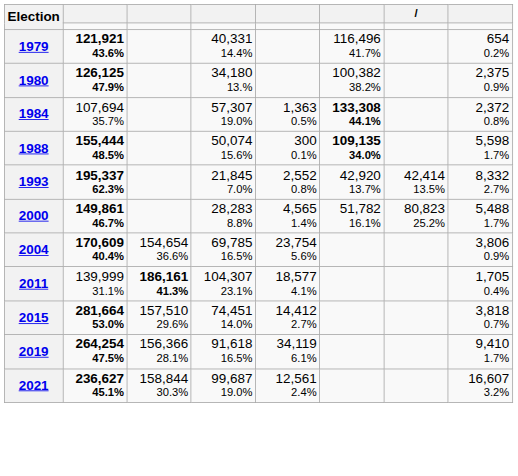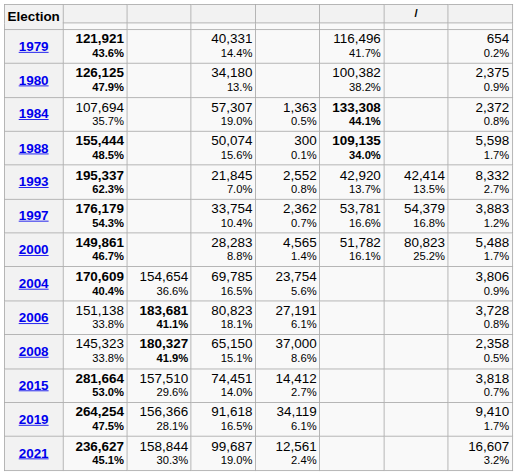+ row: (34, 216)
+ row: (34, 317)
+ row: (34, 351)
- row: (34, 283)
